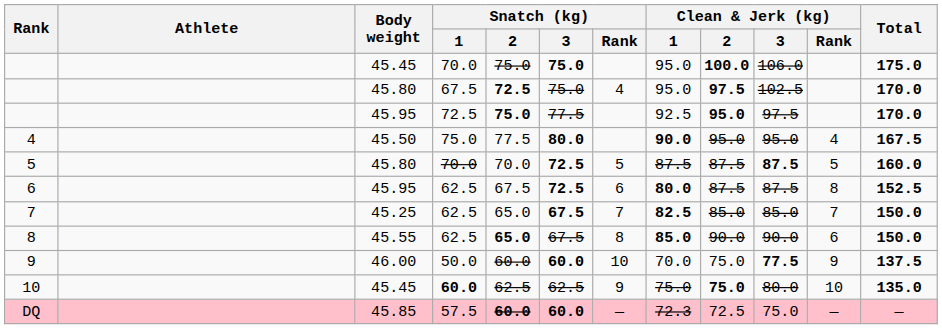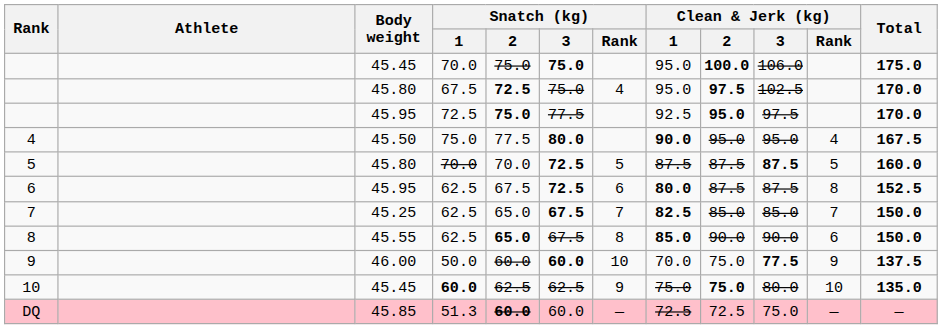(459, 312) 57.5 -> (459, 312) 51.3
(566, 312) bold -> (566, 312) normal
(673, 312) 72.3 -> (673, 312) 72.5
